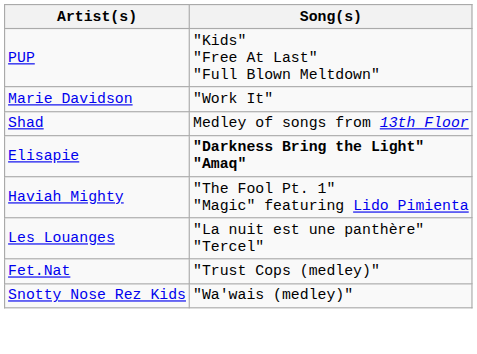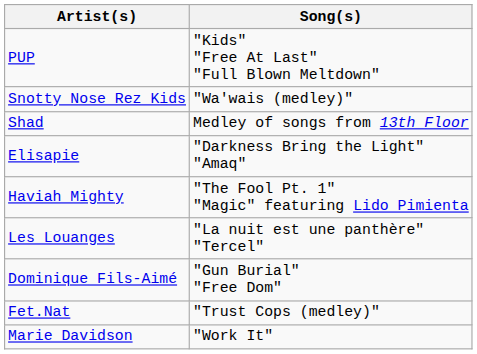rows swapped: (70, 99) <-> (97, 295)
(309, 156) bold -> (309, 156) normal
+ row: (93, 280)
